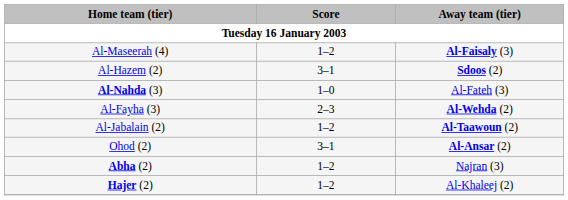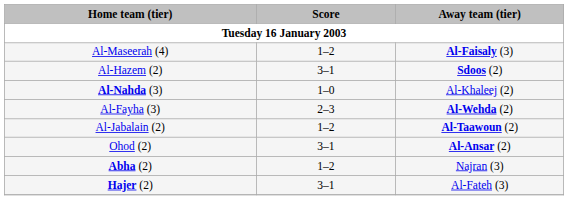(480, 90) Al-Fateh (3) -> (480, 90) Al-Khaleej (2)
(326, 185) 1–2 -> (326, 185) 3–1
(480, 185) Al-Khaleej (2) -> (480, 185) Al-Fateh (3)
